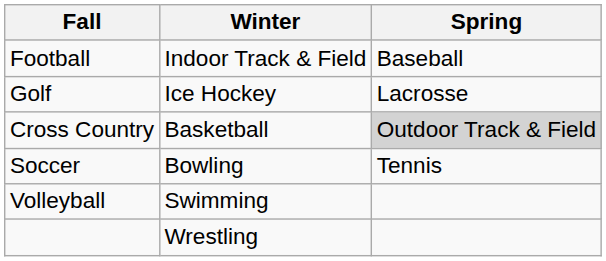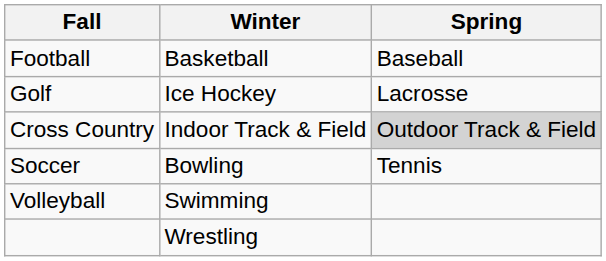(265, 58) Indoor Track & Field -> (217, 58) Basketball
(217, 129) Basketball -> (265, 129) Indoor Track & Field
